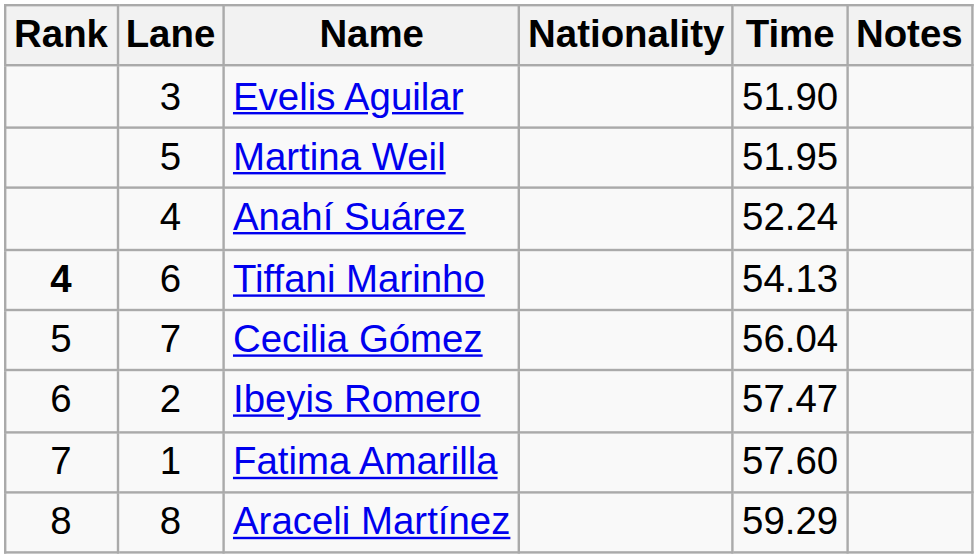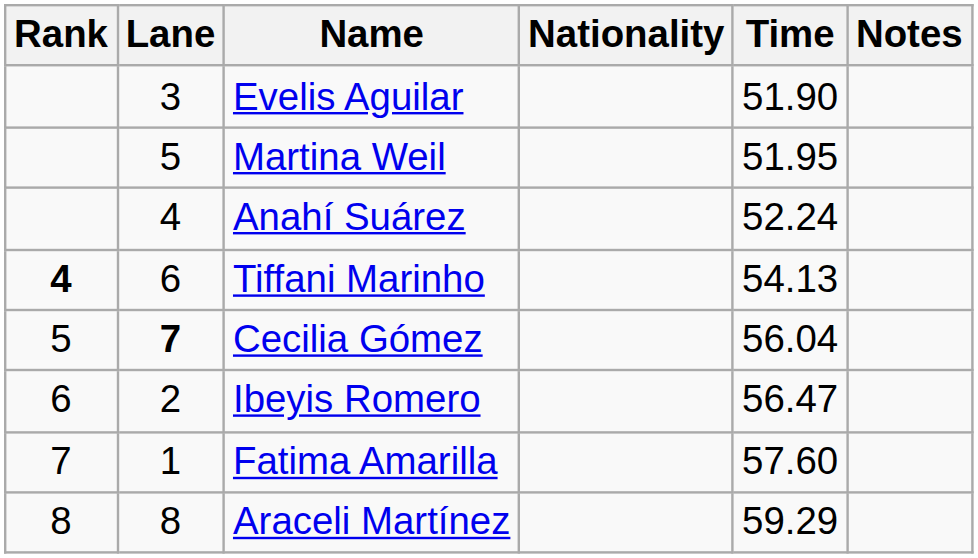(170, 339) normal -> (170, 339) bold
(790, 400) 57.47 -> (790, 400) 56.47
